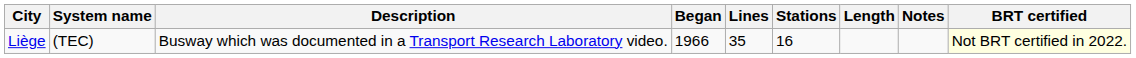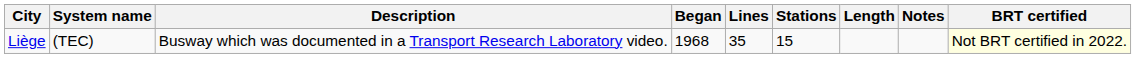(692, 41) 1966 -> (692, 41) 1968
(785, 41) 16 -> (785, 41) 15
